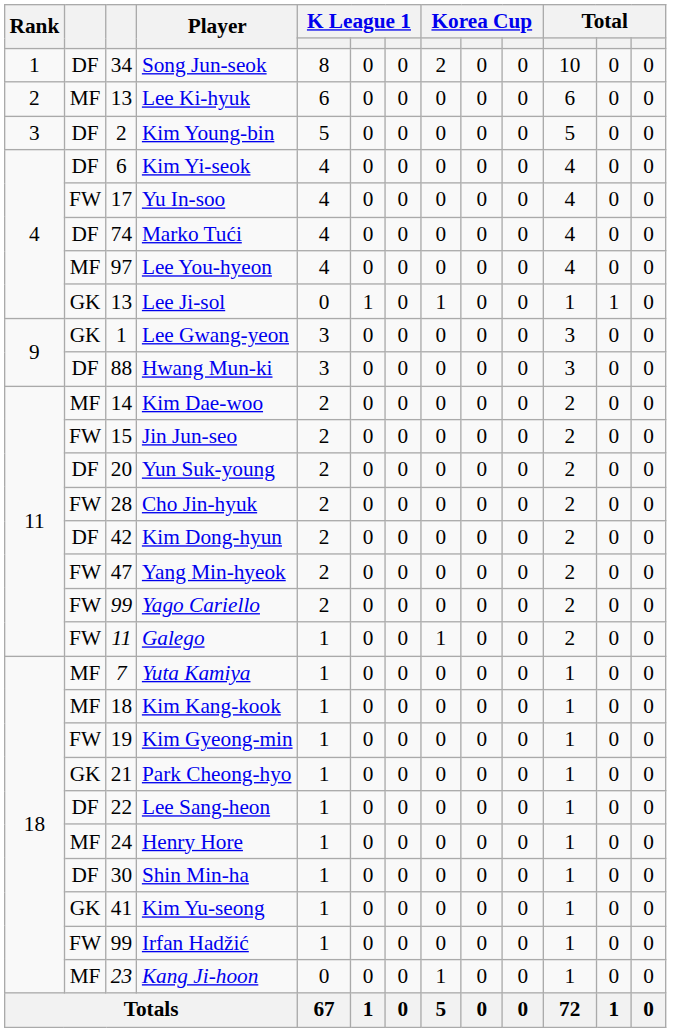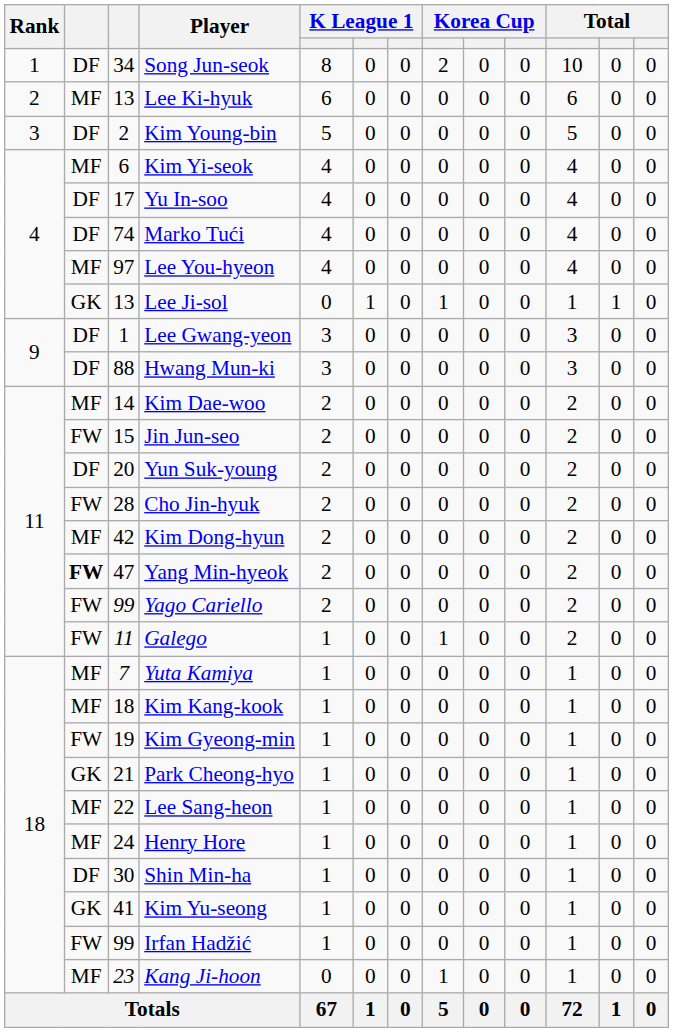(85, 166) DF -> (86, 166) MF
(85, 199) FW -> (86, 199) DF
(85, 334) GK -> (86, 334) DF
(85, 537) DF -> (86, 537) MF
(85, 571) normal -> (86, 571) bold
(85, 807) DF -> (86, 807) MF
